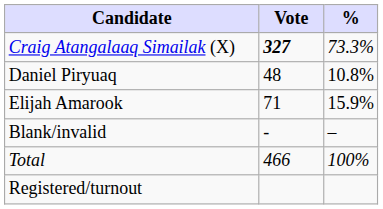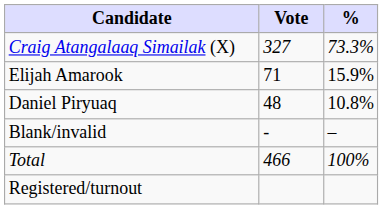(277, 47) bold -> (277, 47) normal
rows swapped: (66, 103) <-> (63, 75)
